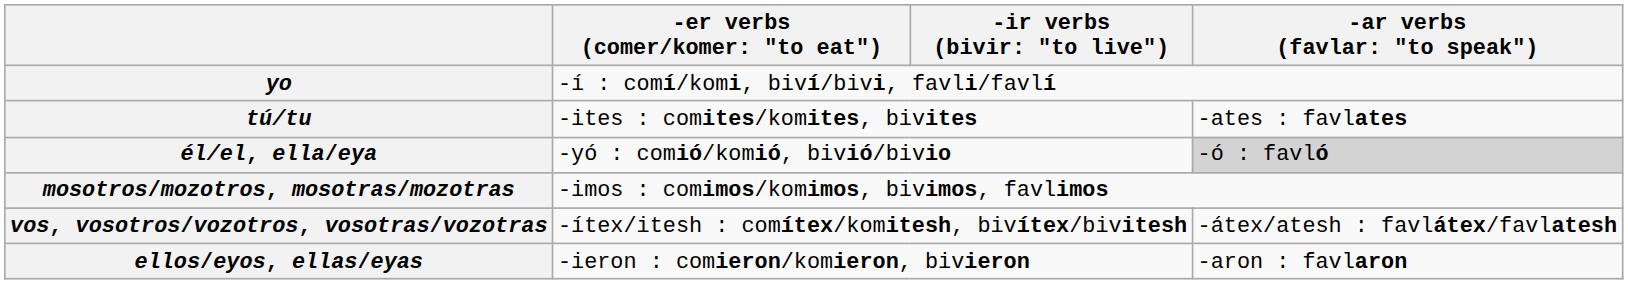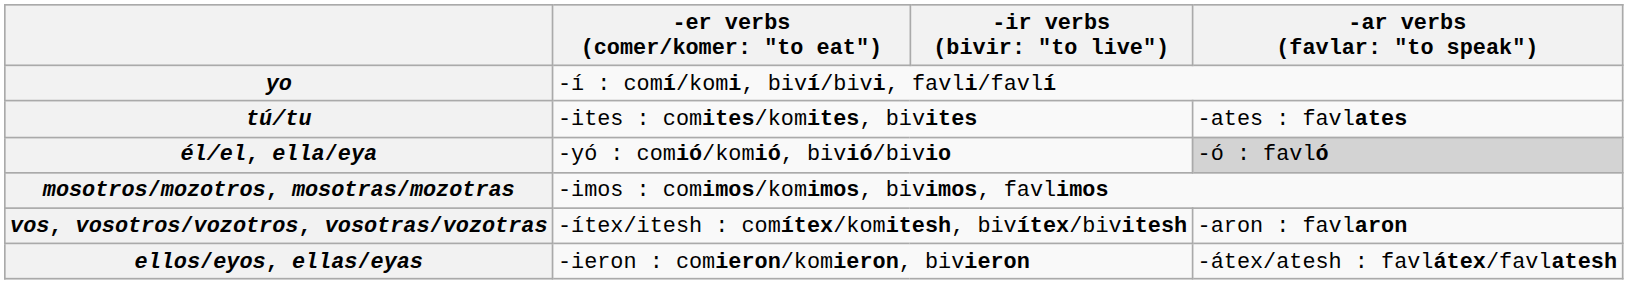(1407, 226) -átex/atesh : favlátex/favlatesh -> (1302, 226) -aron : favlaron
(1302, 261) -aron : favlaron -> (1407, 261) -átex/atesh : favlátex/favlatesh
